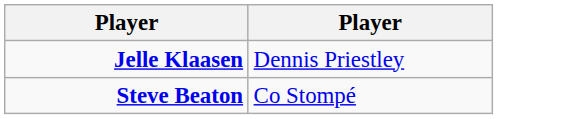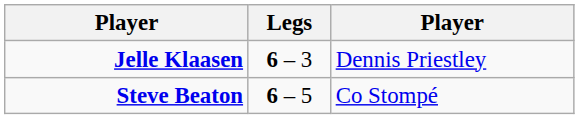+ column: (289, 22)
